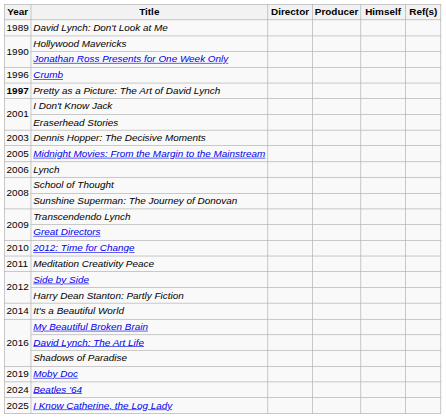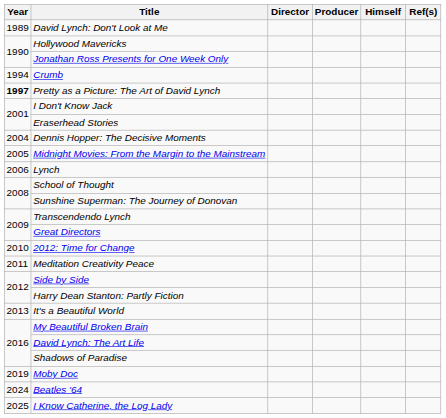(18, 75) 1996 -> (18, 75) 1994
(18, 138) 2003 -> (18, 138) 2004
(18, 311) 2014 -> (18, 311) 2013
